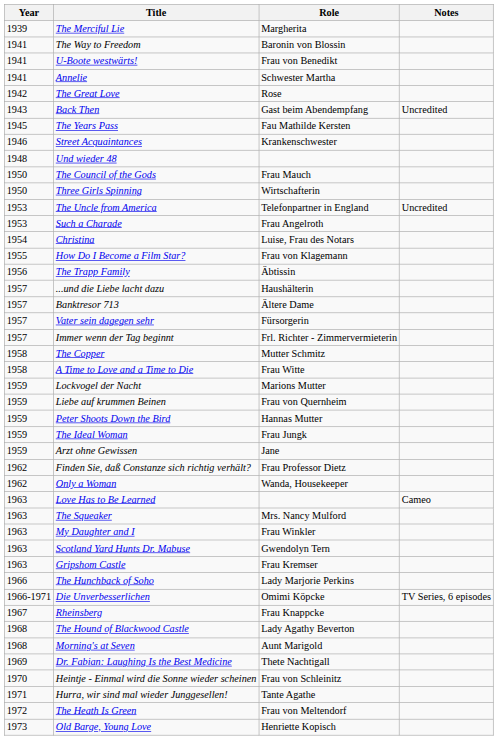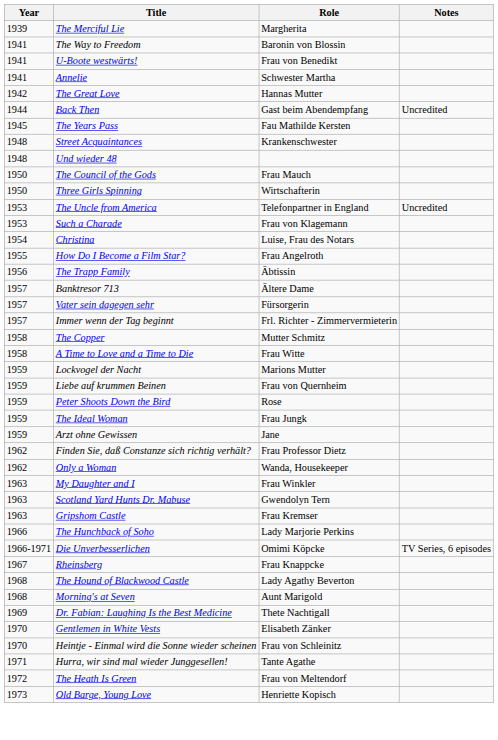(271, 93) Rose -> (292, 93) Hannas Mutter
(17, 110) 1943 -> (17, 110) 1944
(17, 142) 1946 -> (17, 142) 1948
(292, 223) Frau Angelroth -> (304, 223) Frau von Klagemann
(304, 256) Frau von Klagemann -> (292, 256) Frau Angelroth
- row: (110, 288)
(292, 418) Hannas Mutter -> (271, 402) Rose
- row: (106, 499)
- row: (84, 516)
+ row: (108, 629)
